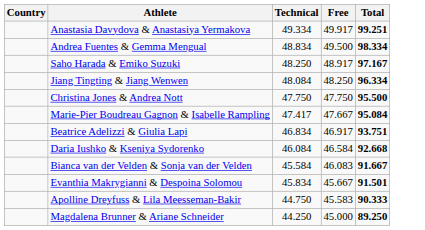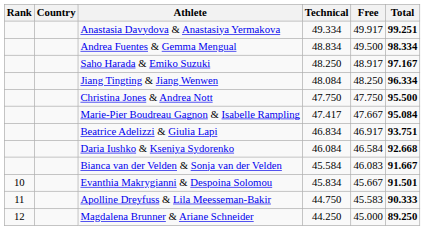+ column: (19, 13)
